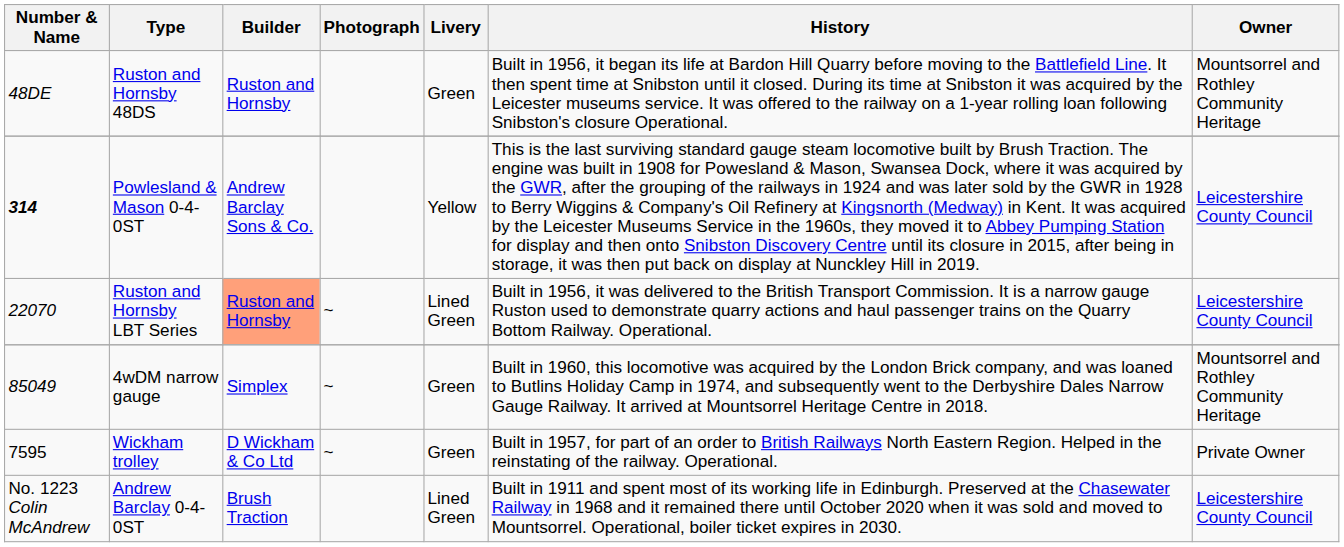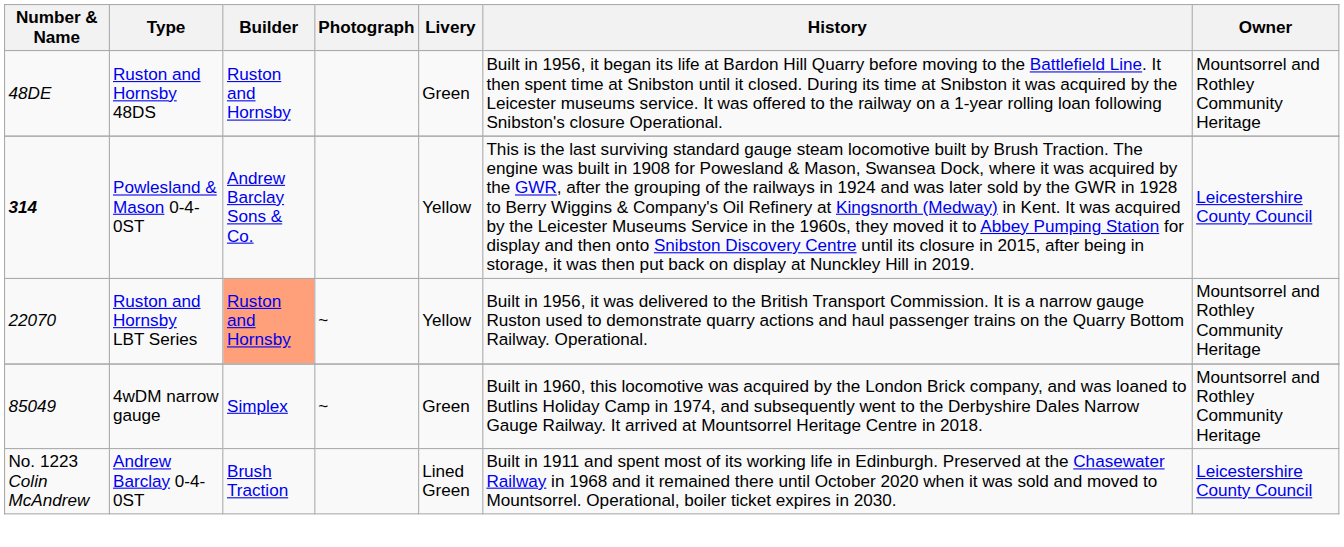(451, 311) Lined Green -> (447, 321) Yellow
(1254, 311) Leicestershire County Council -> (1258, 321) Mountsorrel and Rothley Community Heritage
- row: (148, 452)
